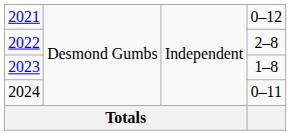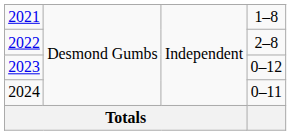(266, 17) 0–12 -> (266, 17) 1–8
(266, 67) 1–8 -> (266, 67) 0–12
